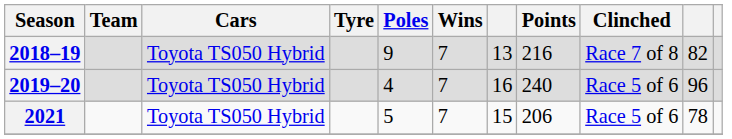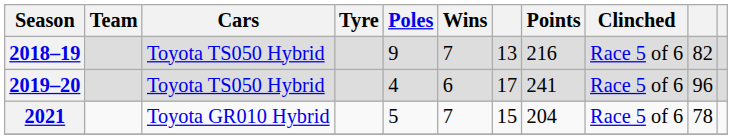(632, 52) Race 7 of 8 -> (637, 52) Race 5 of 6
(443, 85) 7 -> (448, 85) 6
(502, 85) 16 -> (507, 85) 17
(537, 85) 240 -> (542, 85) 241
(236, 117) Toyota TS050 Hybrid -> (238, 117) Toyota GR010 Hybrid
(537, 117) 206 -> (542, 117) 204
